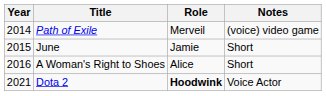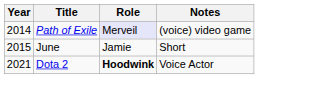(187, 30) no background -> (120, 30) lavender background
- row: (101, 64)
